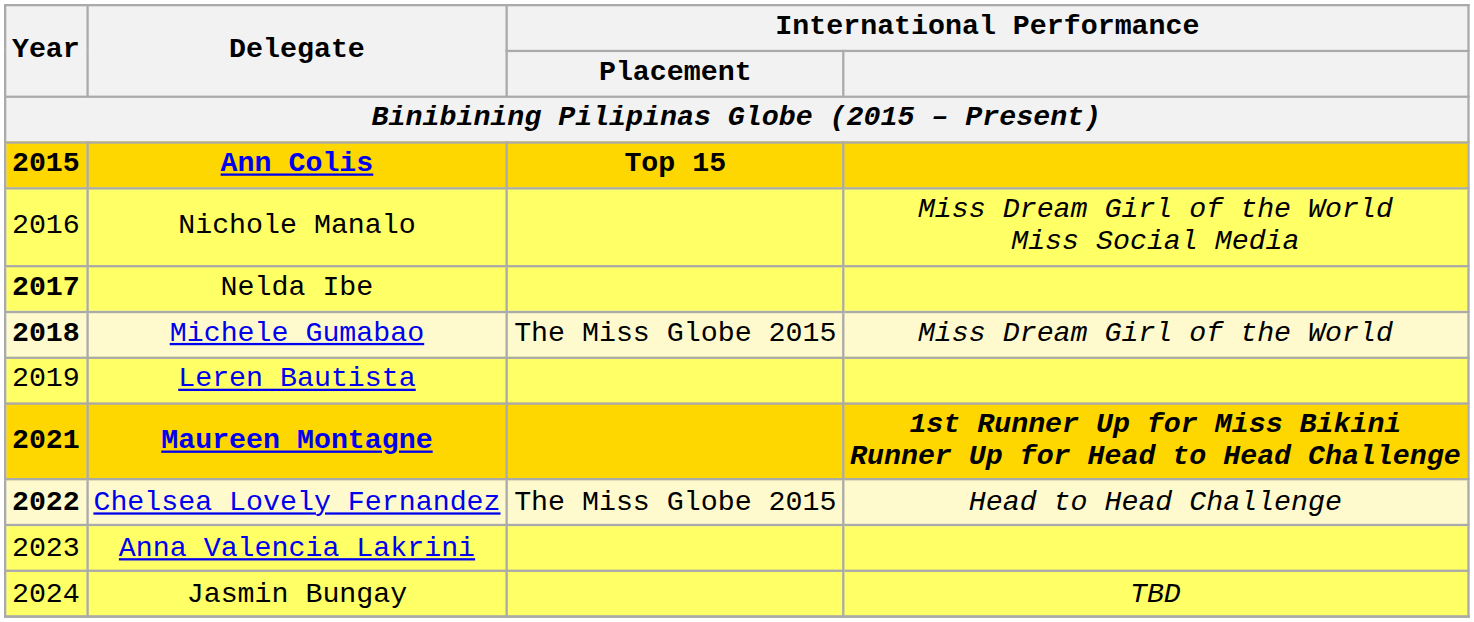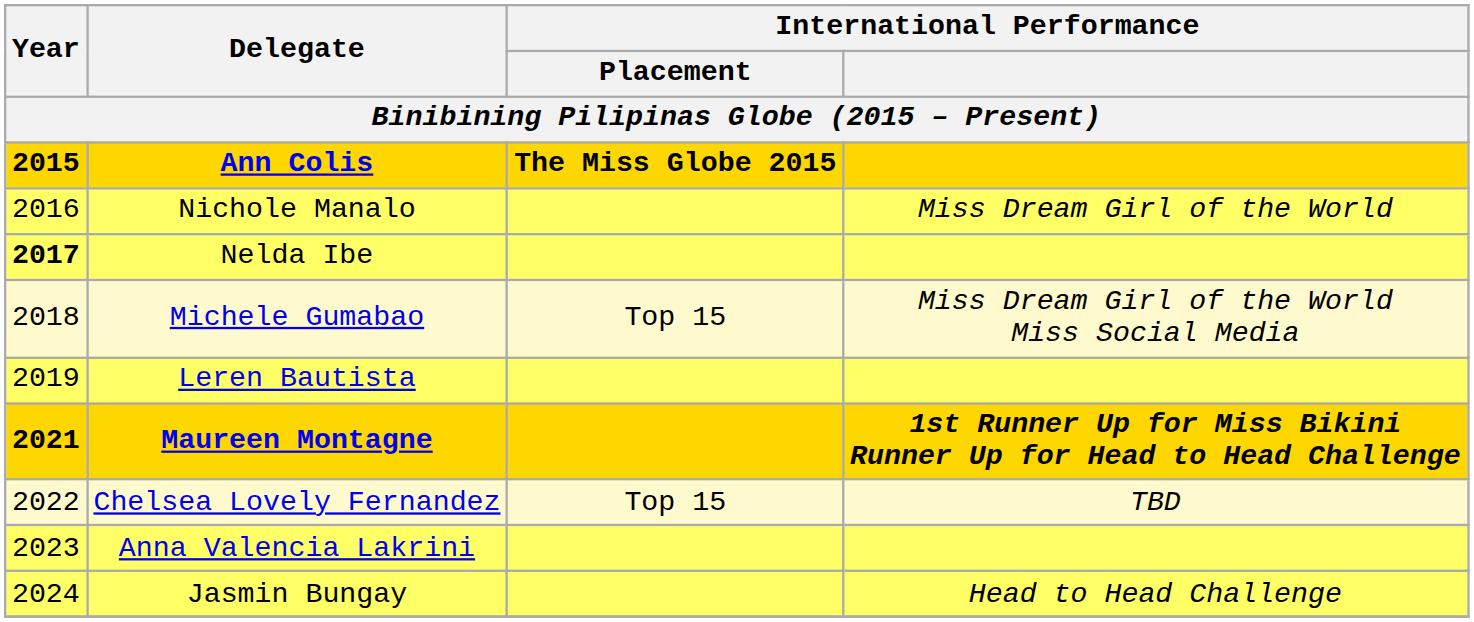(675, 165) Top 15 -> (675, 165) The Miss Globe 2015
(1155, 227) Miss Dream Girl of the World Miss Social Media -> (1155, 211) Miss Dream Girl of the World
(46, 334) bold -> (46, 318) normal
(675, 334) The Miss Globe 2015 -> (675, 318) Top 15
(1155, 334) Miss Dream Girl of the World -> (1155, 318) Miss Dream Girl of the World Miss Social Media
(46, 503) bold -> (46, 503) normal
(675, 503) The Miss Globe 2015 -> (675, 503) Top 15
(1155, 503) Head to Head Challenge -> (1155, 503) TBD
(1155, 595) TBD -> (1155, 595) Head to Head Challenge
